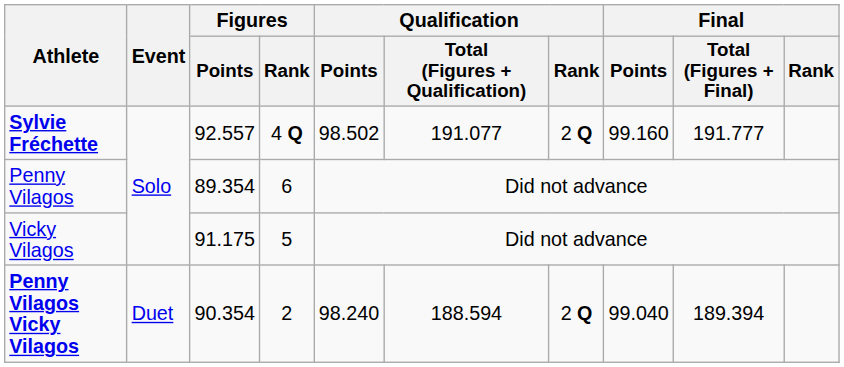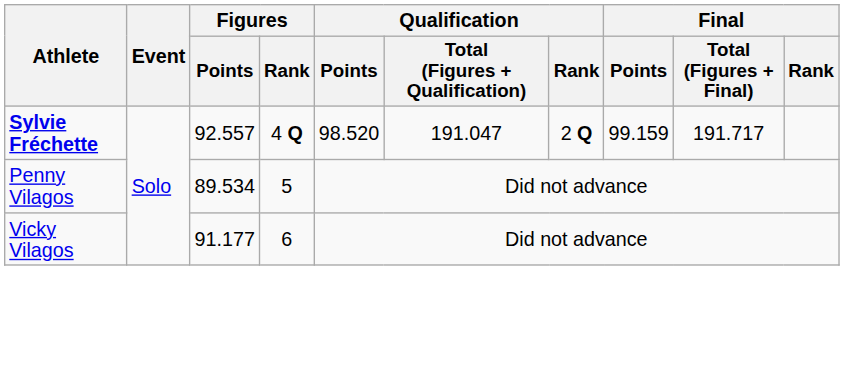(349, 133) 98.502 -> (349, 133) 98.520
(466, 133) 191.077 -> (466, 133) 191.047
(639, 133) 99.160 -> (639, 133) 99.159
(729, 133) 191.777 -> (729, 133) 191.717
(225, 186) 89.354 -> (225, 186) 89.534
(287, 186) 6 -> (287, 186) 5
(225, 239) 91.175 -> (225, 239) 91.177
(287, 239) 5 -> (287, 239) 6
- row: (44, 314)
